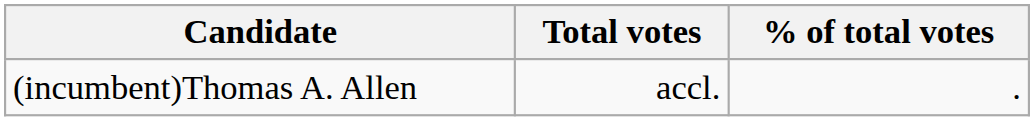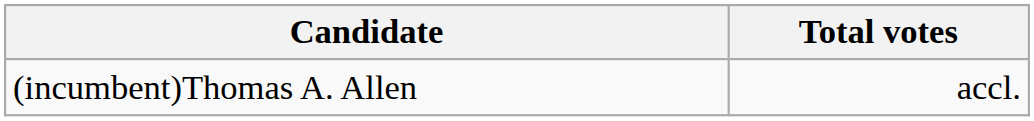- column: (879, 31)
